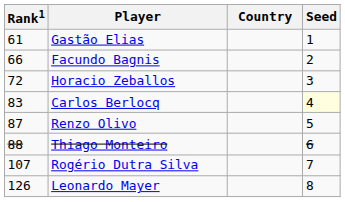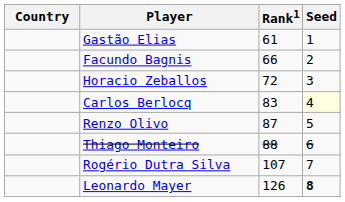columns swapped: (265, 17) <-> (26, 17)
(310, 186) normal -> (310, 186) bold
